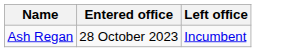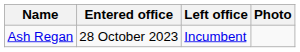+ column: (273, 15)
